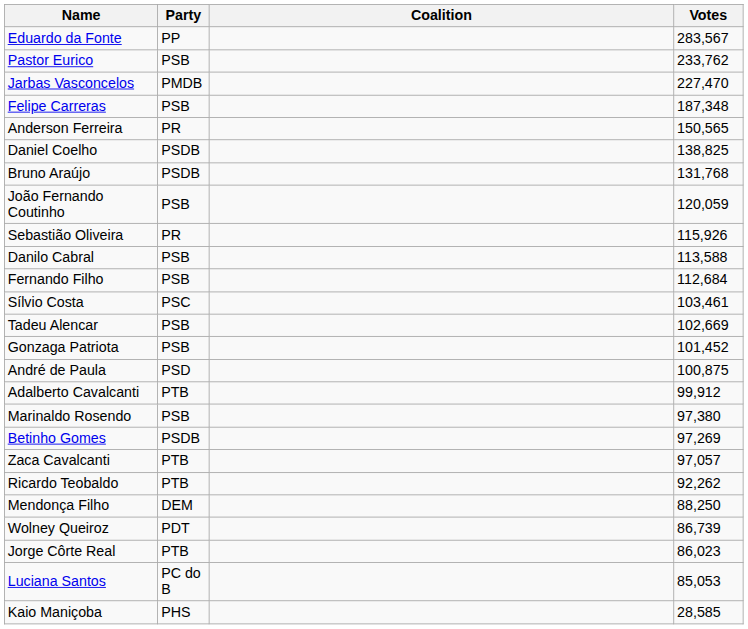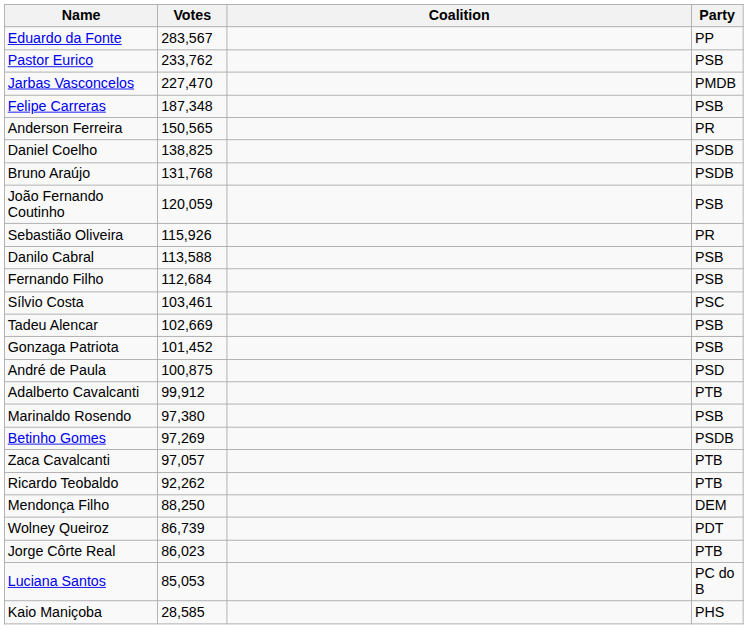columns swapped: (183, 15) <-> (708, 15)
